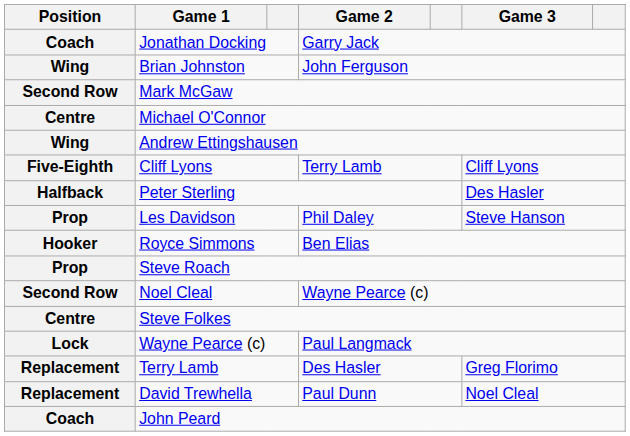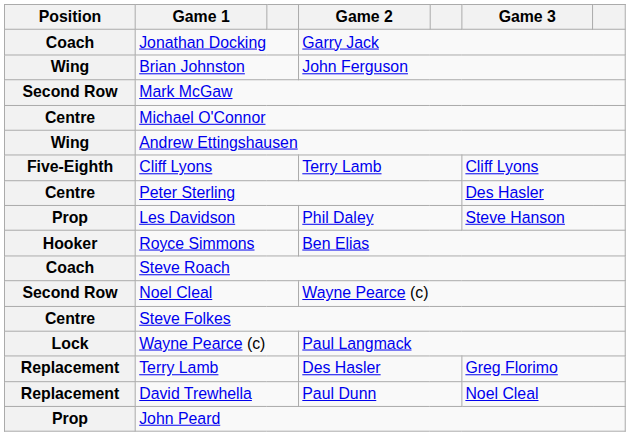(70, 192) Halfback -> (70, 192) Centre
(70, 268) Prop -> (70, 268) Coach
(70, 419) Coach -> (70, 419) Prop
